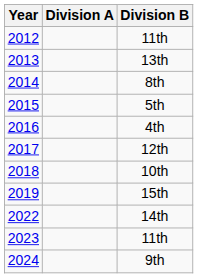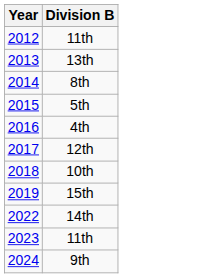- column: (80, 15)
